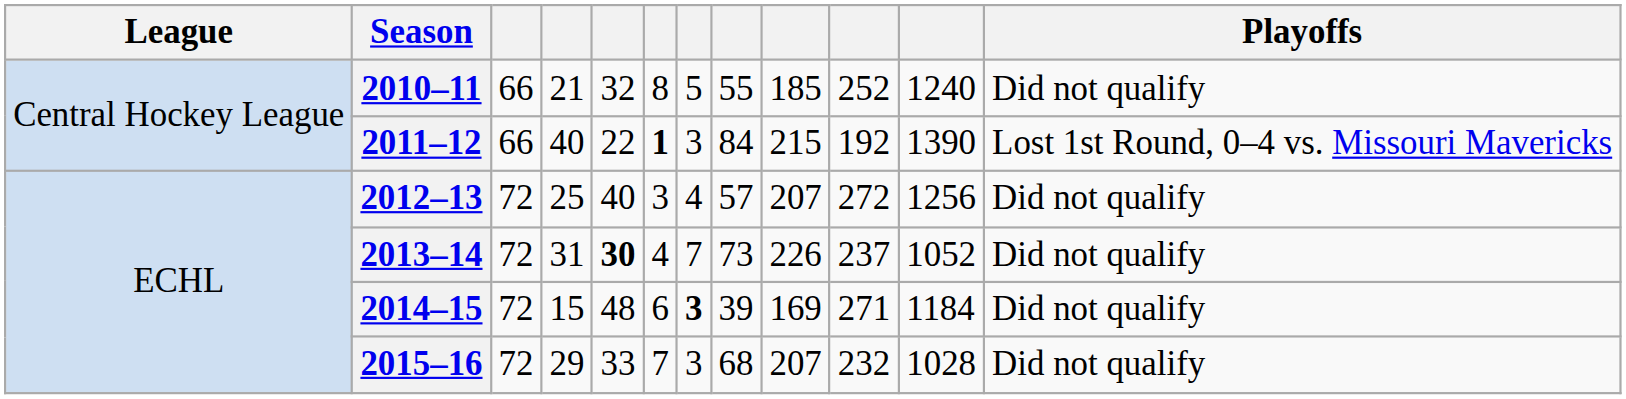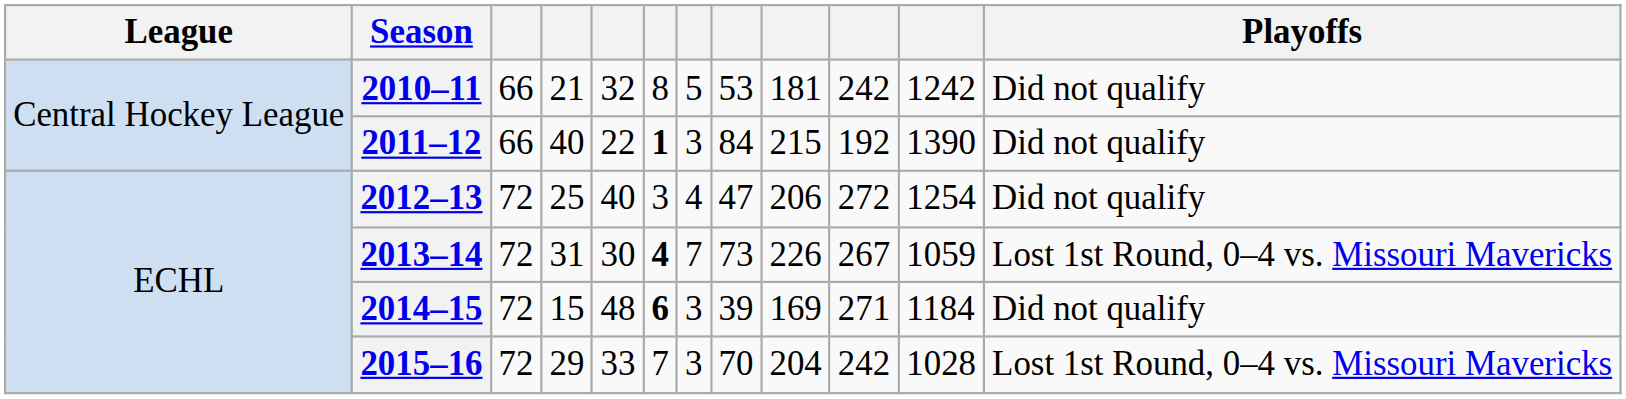(736, 87) 55 -> (736, 87) 53
(796, 87) 185 -> (796, 87) 181
(864, 87) 252 -> (864, 87) 242
(941, 87) 1240 -> (941, 87) 1242
(1302, 142) Lost 1st Round, 0–4 vs. Missouri Mavericks -> (1099, 142) Did not qualify
(736, 198) 57 -> (736, 198) 47
(796, 198) 207 -> (796, 198) 206
(941, 198) 1256 -> (941, 198) 1254
(618, 253) bold -> (618, 253) normal
(660, 253) normal -> (660, 253) bold
(864, 253) 237 -> (864, 253) 267
(941, 253) 1052 -> (941, 253) 1059
(1099, 253) Did not qualify -> (1302, 253) Lost 1st Round, 0–4 vs. Missouri Mavericks
(660, 308) normal -> (660, 308) bold
(694, 308) bold -> (694, 308) normal
(736, 364) 68 -> (736, 364) 70
(796, 364) 207 -> (796, 364) 204
(864, 364) 232 -> (864, 364) 242
(1099, 364) Did not qualify -> (1302, 364) Lost 1st Round, 0–4 vs. Missouri Mavericks
